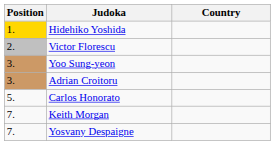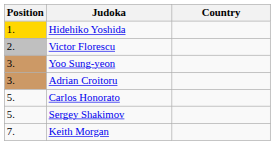+ row: (87, 115)
- row: (91, 132)
